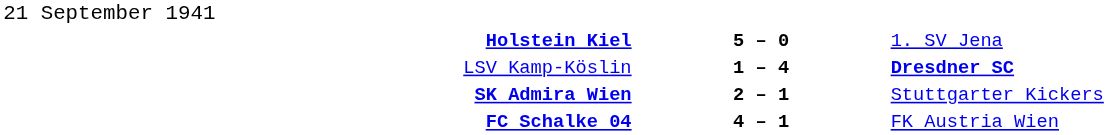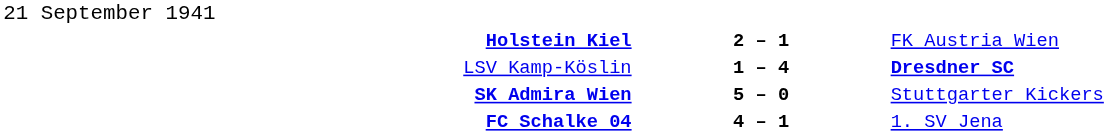(761, 41) 5 – 0 -> (761, 41) 2 – 1
(947, 41) 1. SV Jena -> (975, 41) FK Austria Wien
(761, 95) 2 – 1 -> (761, 95) 5 – 0
(975, 123) FK Austria Wien -> (947, 123) 1. SV Jena
